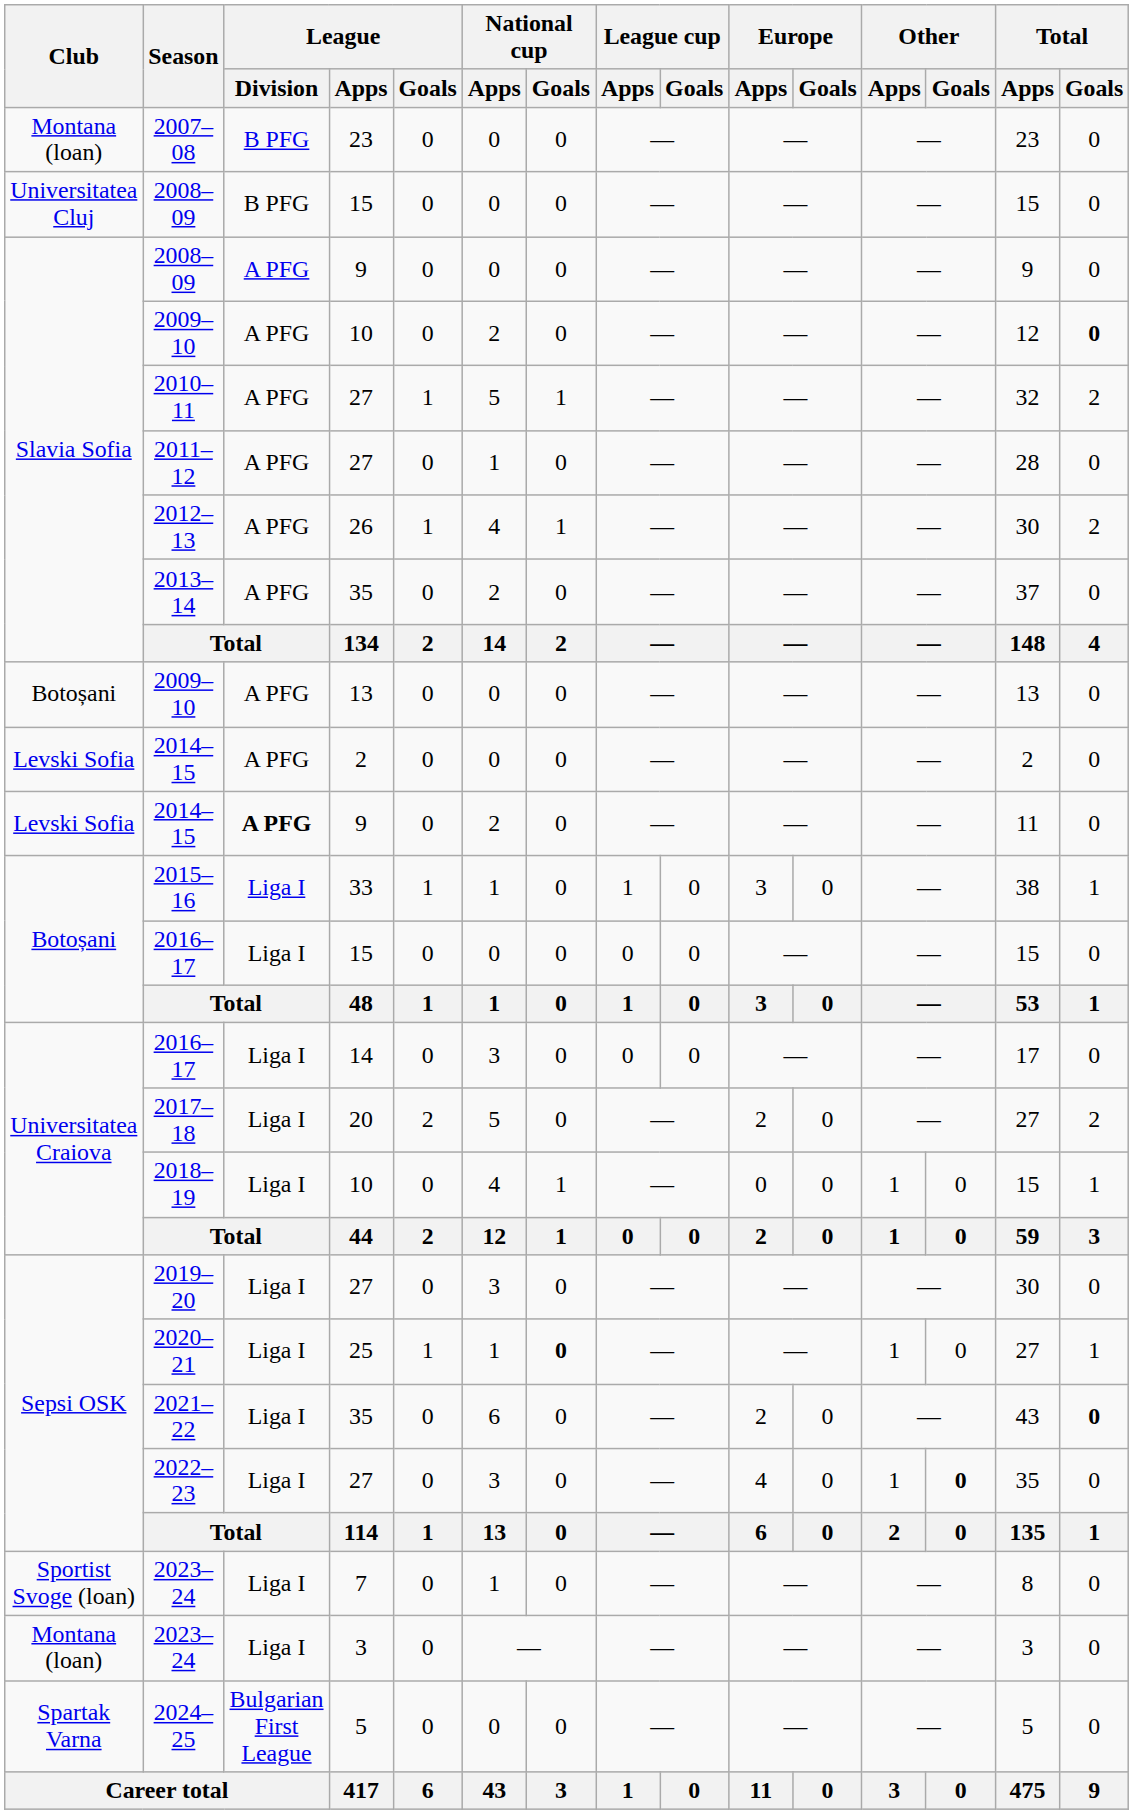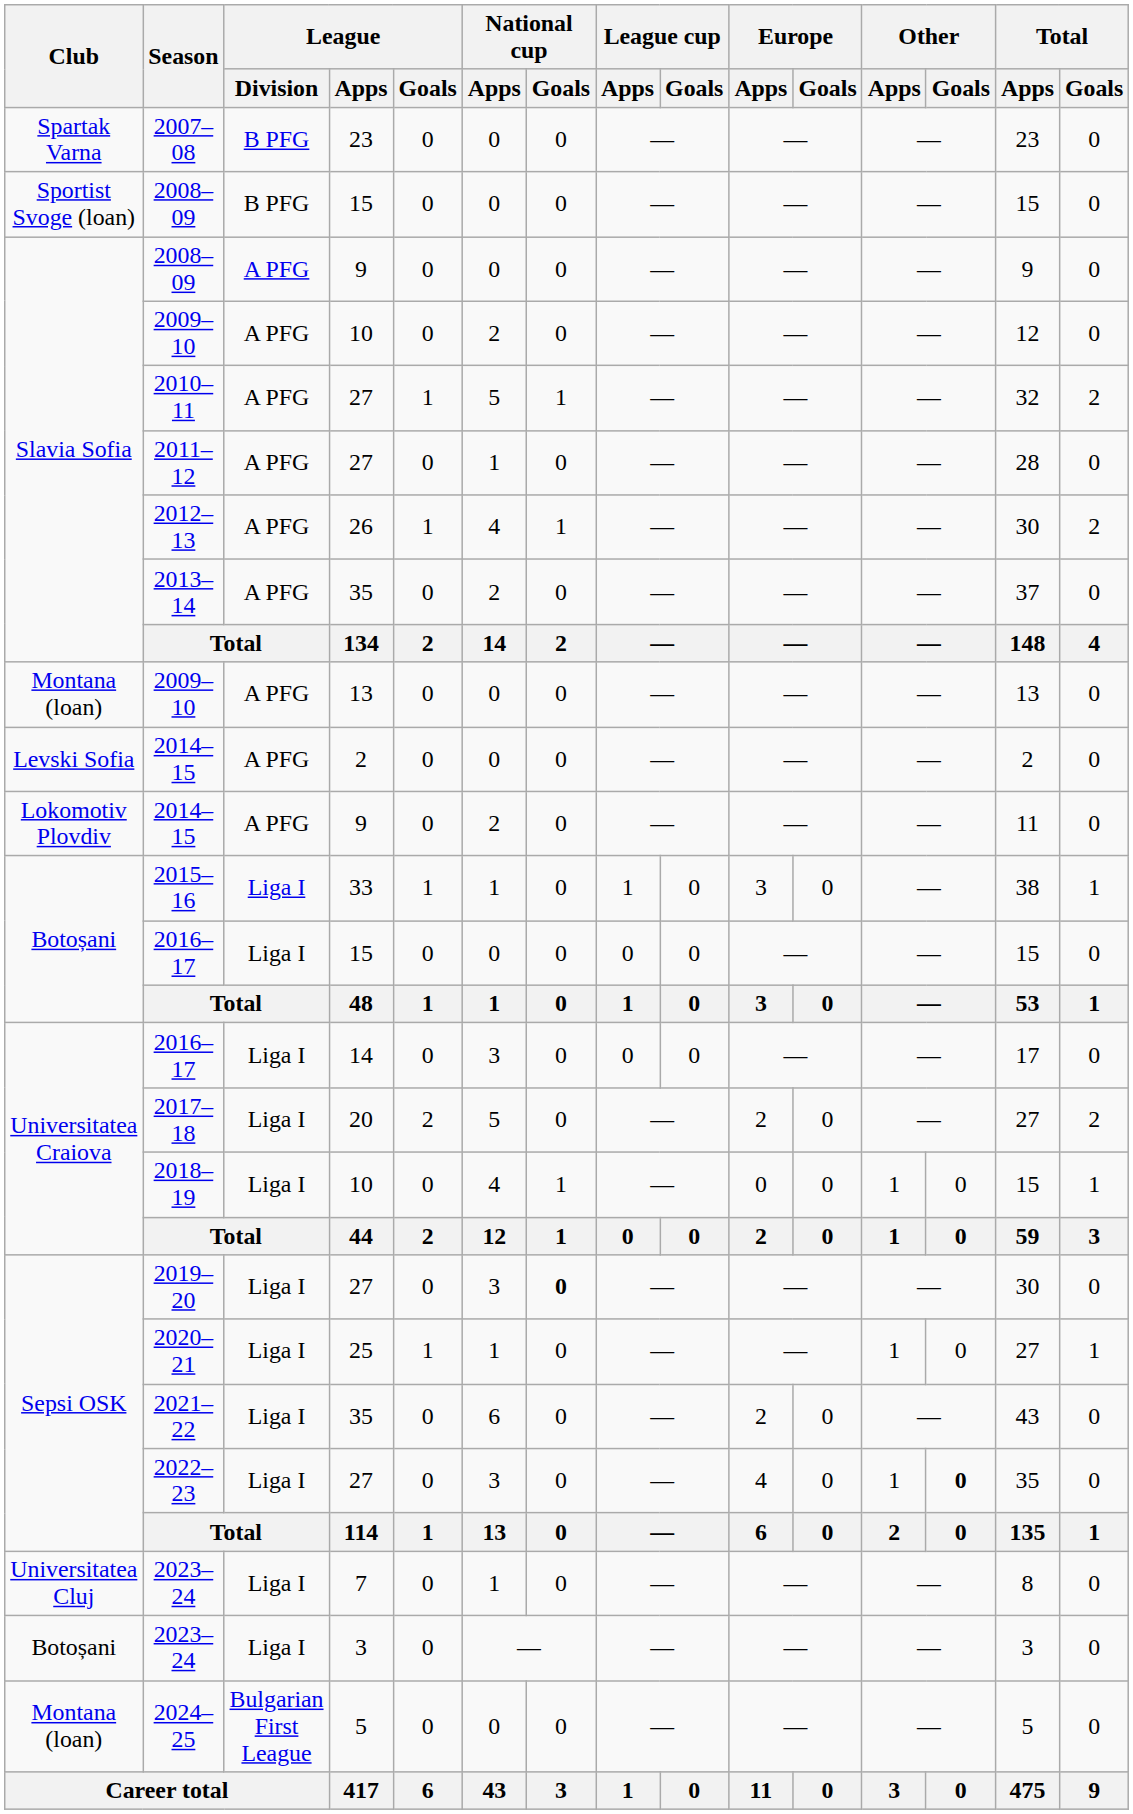(74, 139) Montana (loan) -> (74, 139) Spartak Varna
(74, 203) Universitatea Cluj -> (74, 203) Sportist Svoge (loan)
(1094, 333) bold -> (1094, 333) normal
(74, 694) Botoșani -> (74, 694) Montana (loan)
(74, 823) Levski Sofia -> (74, 823) Lokomotiv Plovdiv
(277, 823) bold -> (277, 823) normal
(561, 1286) normal -> (561, 1286) bold
(561, 1351) bold -> (561, 1351) normal
(1094, 1415) bold -> (1094, 1415) normal
(74, 1583) Sportist Svoge (loan) -> (74, 1583) Universitatea Cluj
(74, 1647) Montana (loan) -> (74, 1647) Botoșani
(74, 1725) Spartak Varna -> (74, 1725) Montana (loan)
